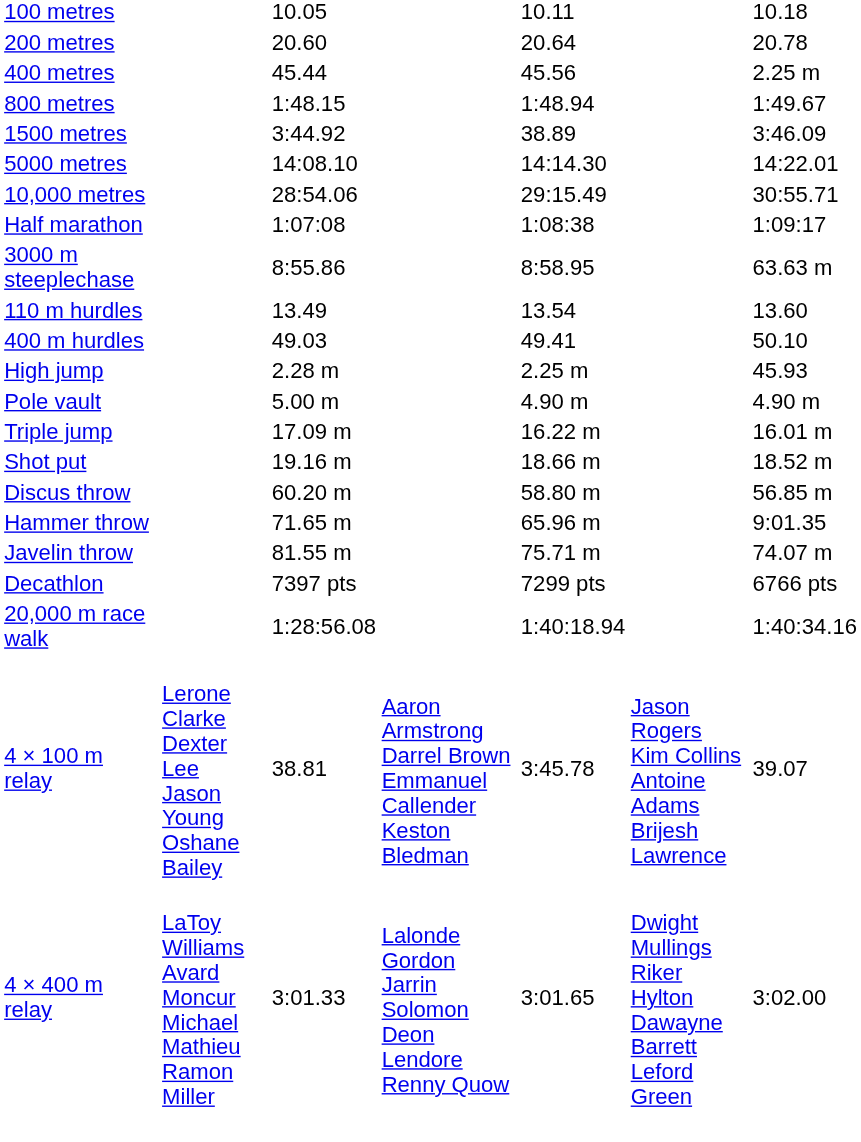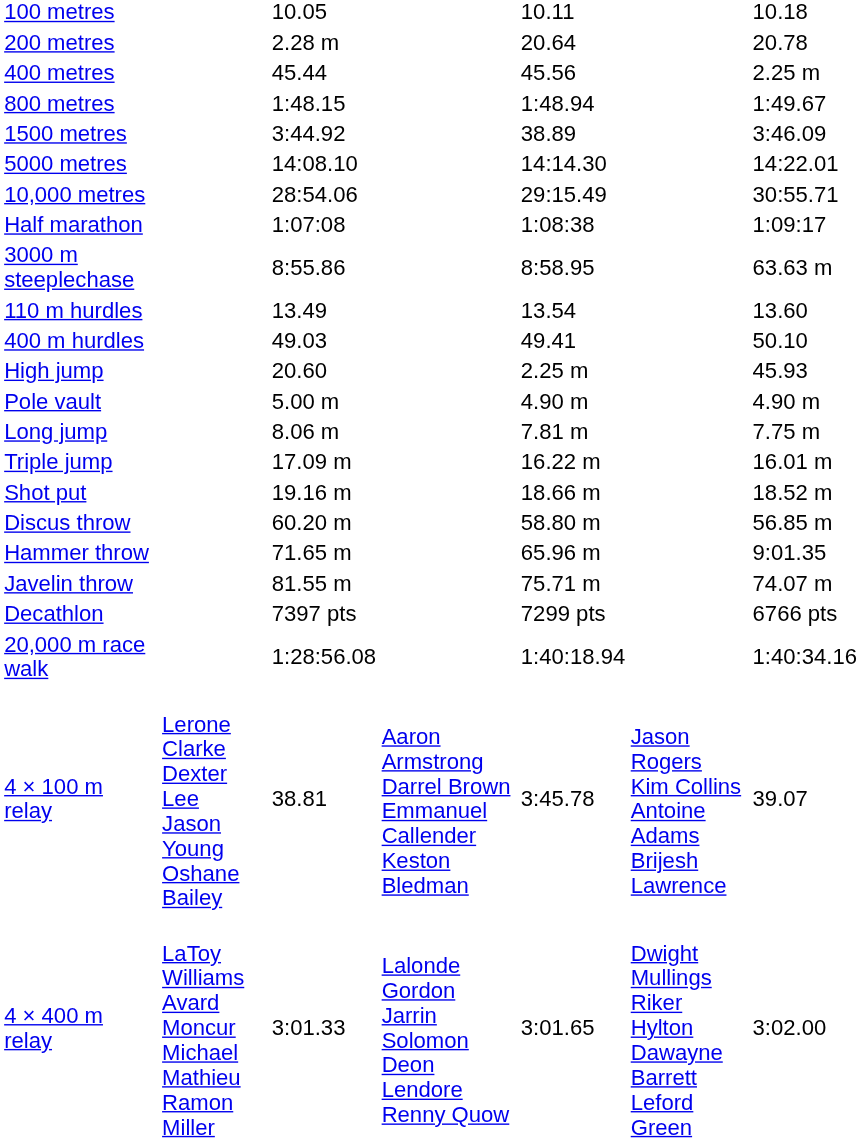(299, 42) 20.60 -> (306, 42) 2.28 m
(306, 371) 2.28 m -> (299, 371) 20.60
+ row: (56, 431)
